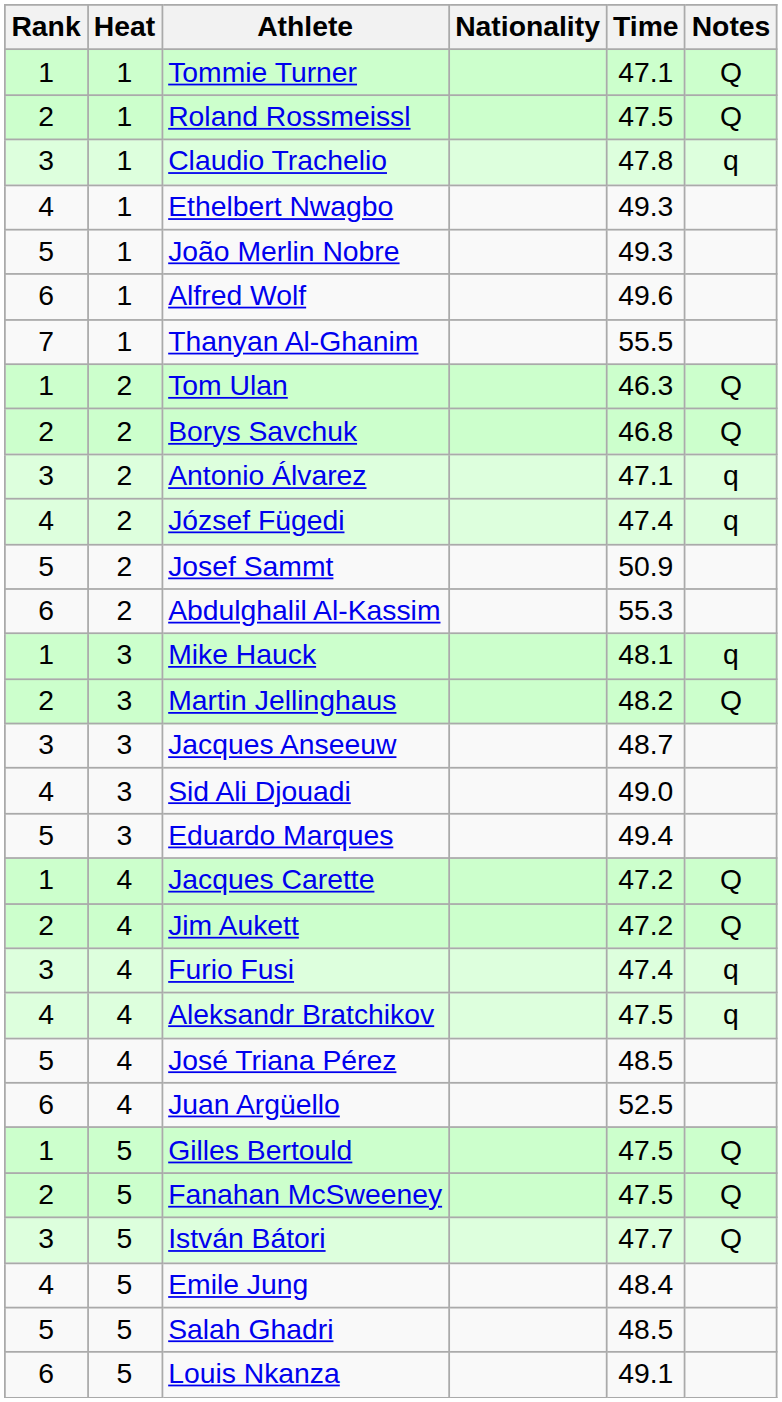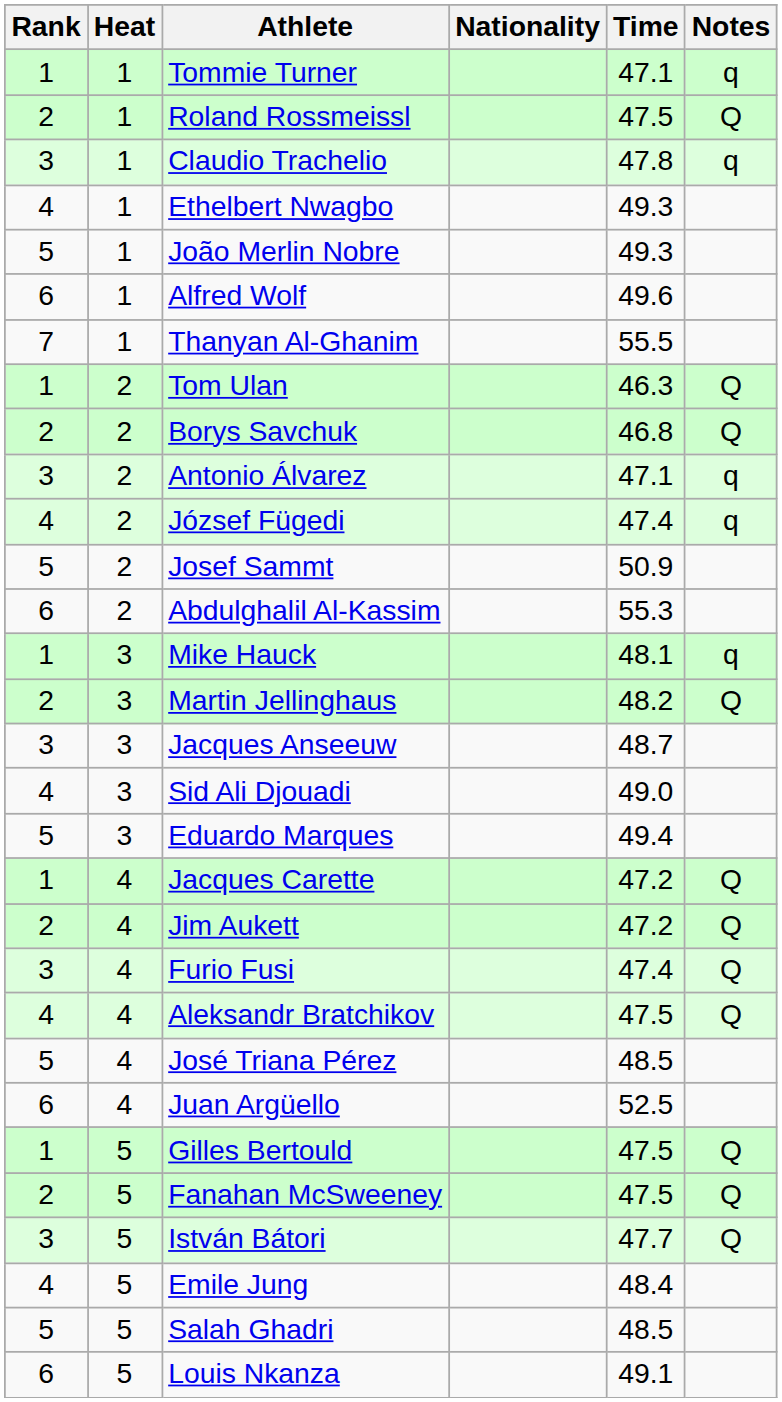(731, 71) Q -> (731, 71) q
(731, 970) q -> (731, 970) Q
(731, 1015) q -> (731, 1015) Q
